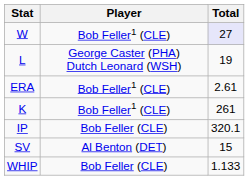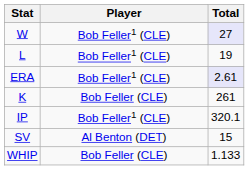(124, 60) George Caster (PHA) Dutch Leonard (WSH) -> (124, 55) Bob Feller1 (CLE)
(226, 87) no background -> (226, 77) lavender background
(124, 108) Bob Feller1 (CLE) -> (124, 97) Bob Feller (CLE)
(124, 128) Bob Feller (CLE) -> (124, 117) Bob Feller1 (CLE)
